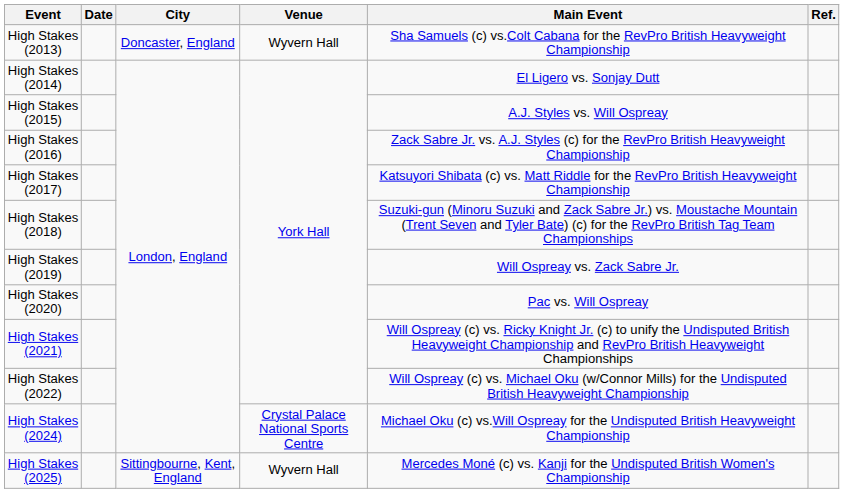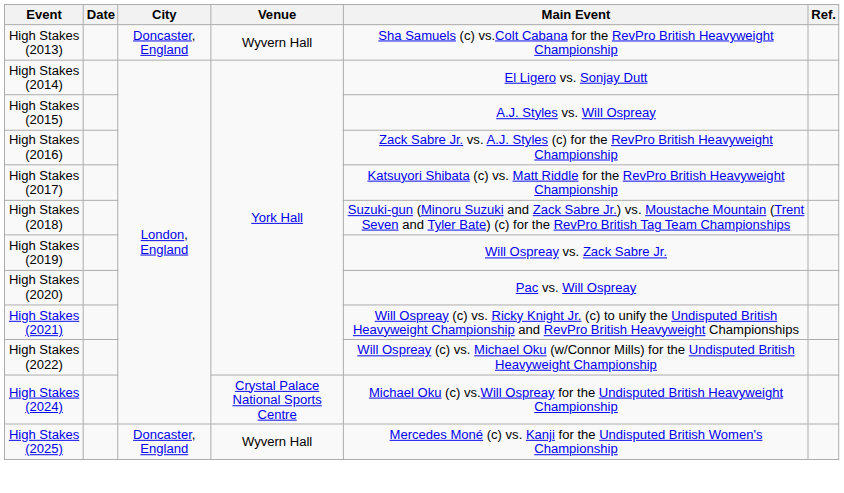(178, 470) Sittingbourne, Kent, England -> (164, 441) Doncaster, England
